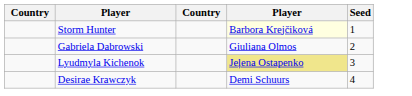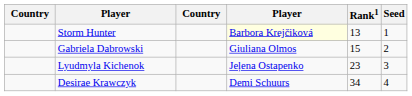+ column: (364, 14)
(266, 63) khaki background -> (266, 65) no background
